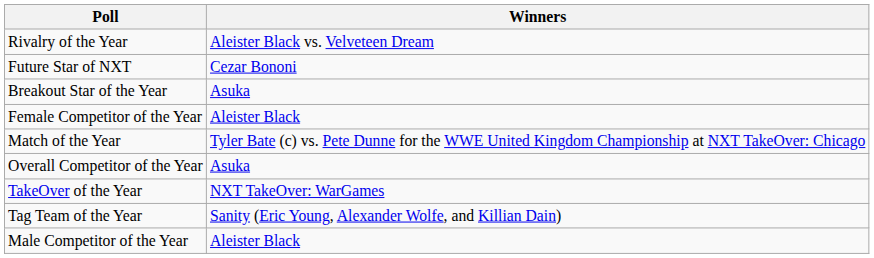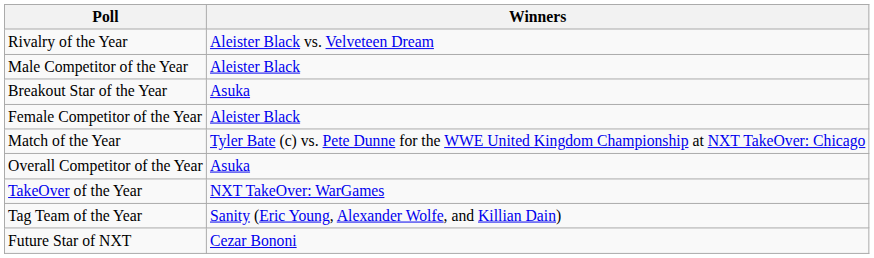rows swapped: (98, 240) <-> (70, 66)
